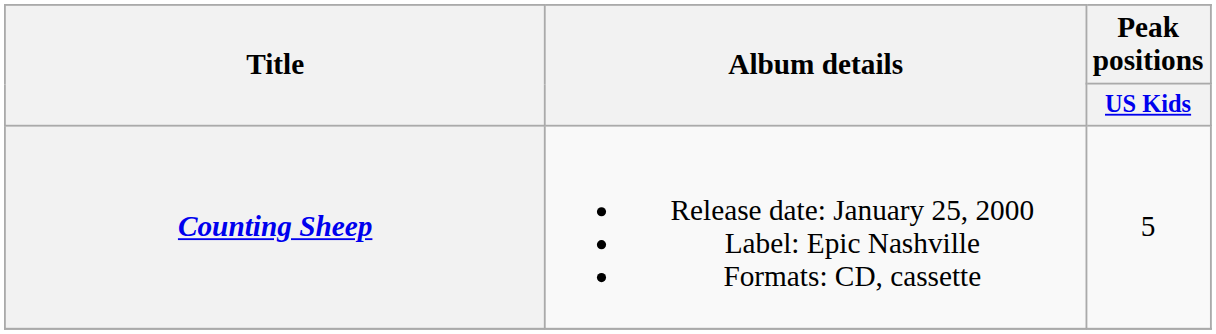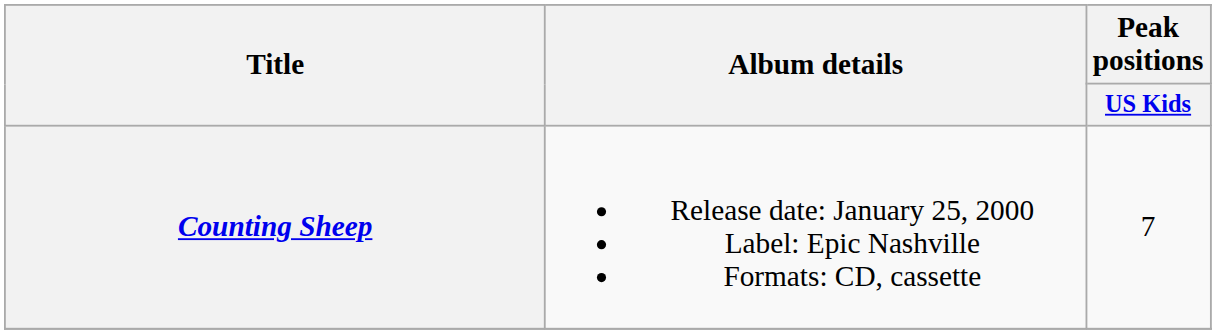(1148, 226) 5 -> (1148, 226) 7
